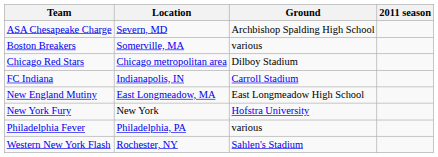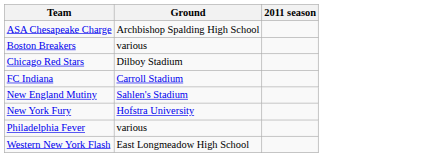- column: (172, 12)
(298, 95) East Longmeadow High School -> (152, 95) Sahlen's Stadium
(267, 144) Sahlen's Stadium -> (183, 144) East Longmeadow High School
